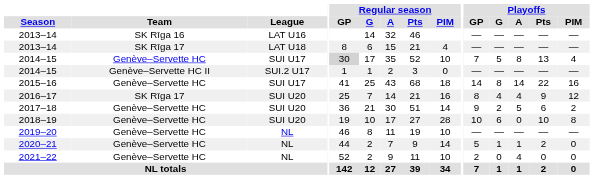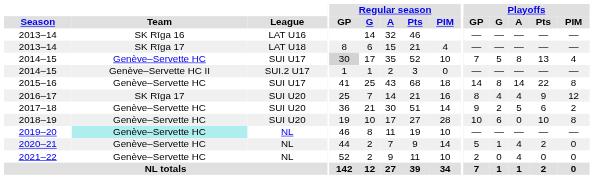(574, 83) 16 -> (574, 83) 8
(159, 132) no background -> (159, 132) paleturquoise background
(519, 144) 1 -> (519, 144) 4
